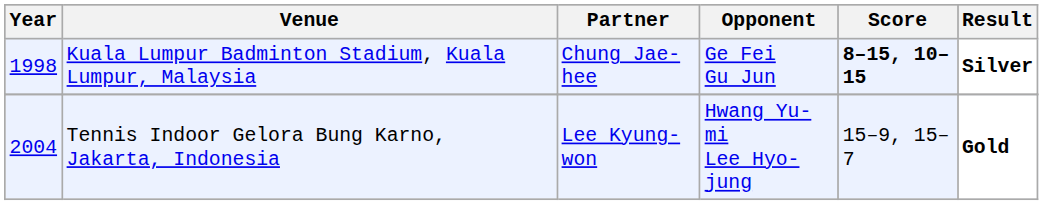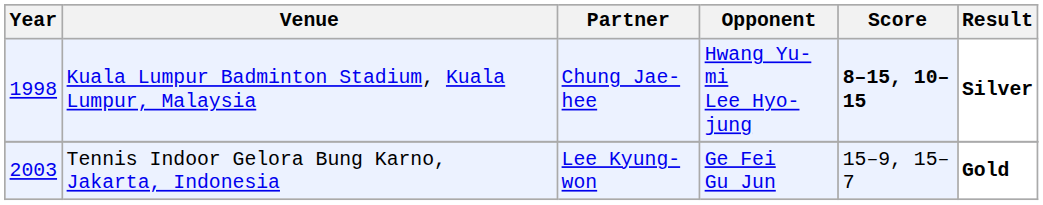(740, 66) Ge Fei Gu Jun -> (758, 90) Hwang Yu-mi Lee Hyo-jung
(33, 147) 2004 -> (33, 170) 2003
(758, 147) Hwang Yu-mi Lee Hyo-jung -> (740, 170) Ge Fei Gu Jun
